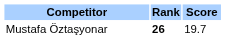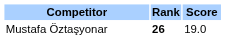(195, 29) 19.7 -> (195, 29) 19.0
